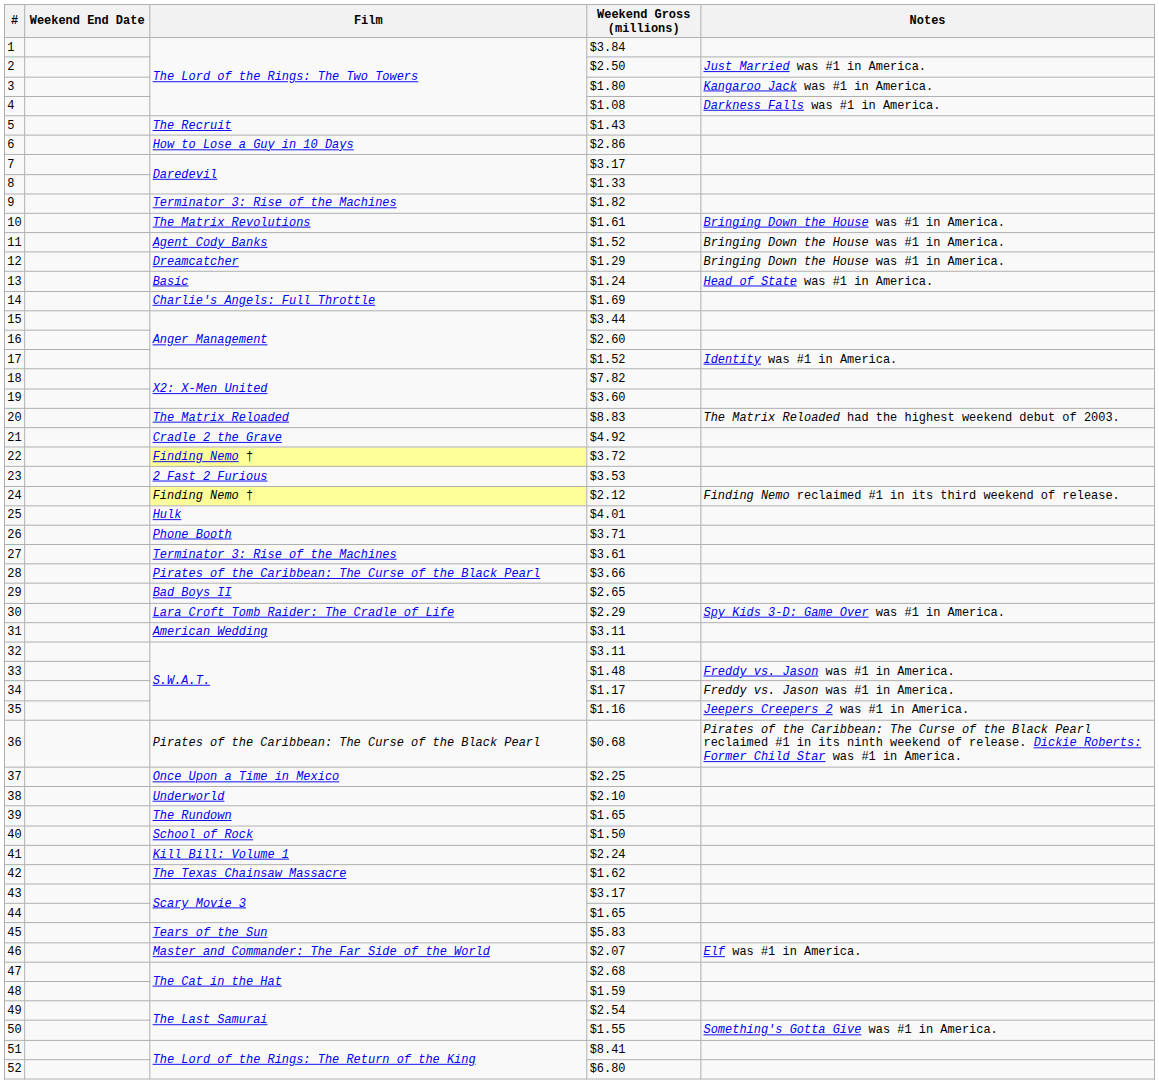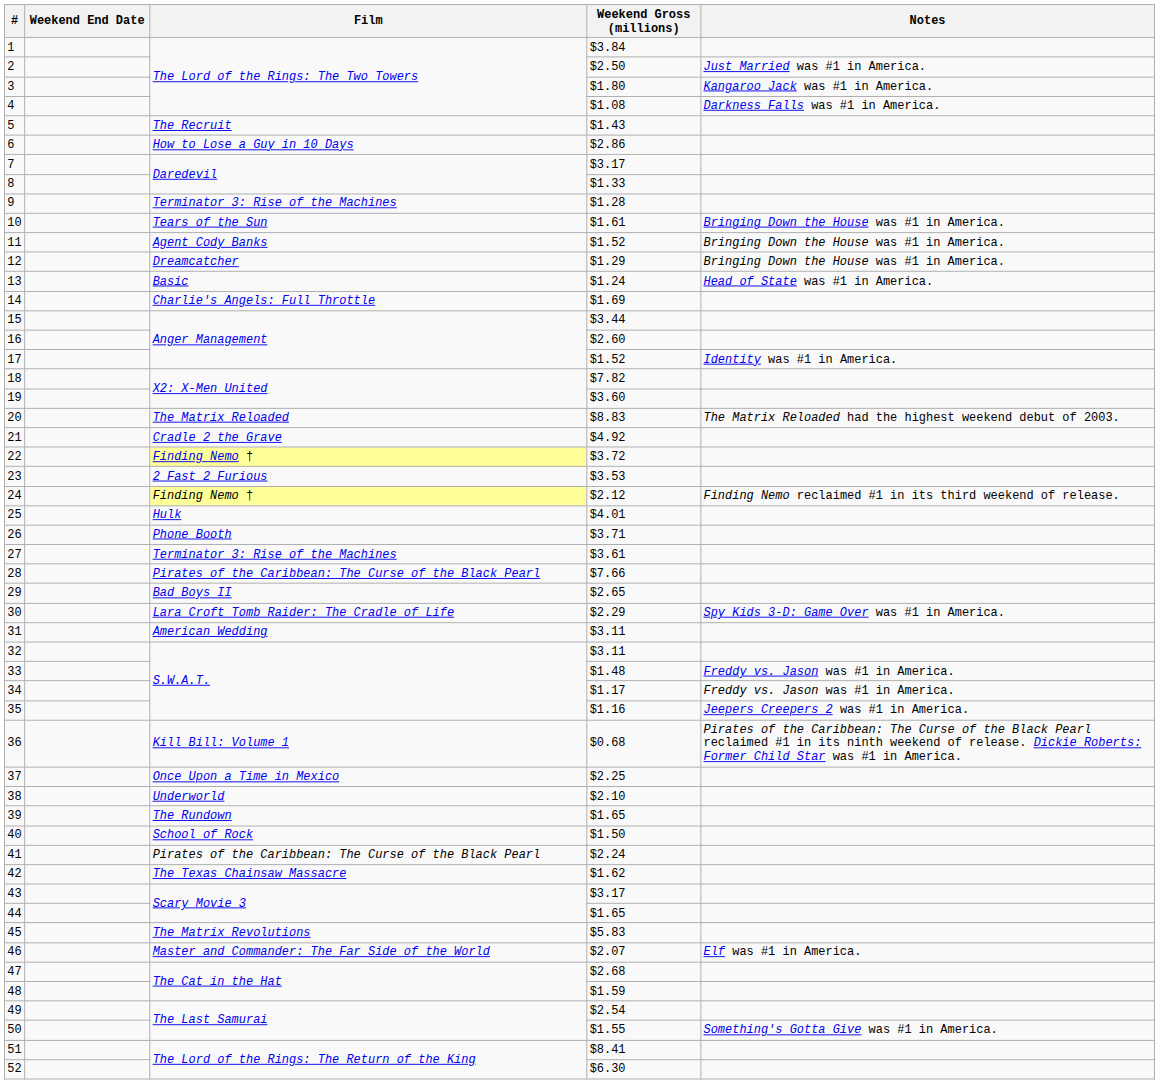(608, 203) $1.82 -> (608, 203) $1.28
(232, 223) The Matrix Revolutions -> (210, 223) Tears of the Sun
(608, 574) $3.66 -> (608, 574) $7.66
(346, 744) Pirates of the Caribbean: The Curse of the Black Pearl -> (221, 744) Kill Bill: Volume 1
(221, 855) Kill Bill: Volume 1 -> (346, 855) Pirates of the Caribbean: The Curse of the Black Pearl
(210, 933) Tears of the Sun -> (232, 933) The Matrix Revolutions
(608, 1069) $6.80 -> (608, 1069) $6.30
